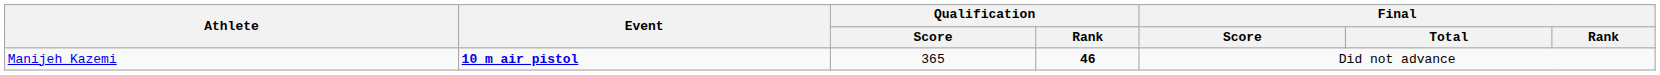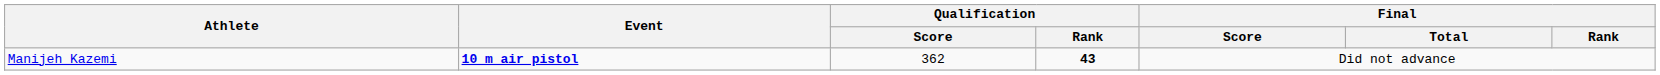(933, 59) 365 -> (933, 59) 362
(1088, 59) 46 -> (1088, 59) 43
